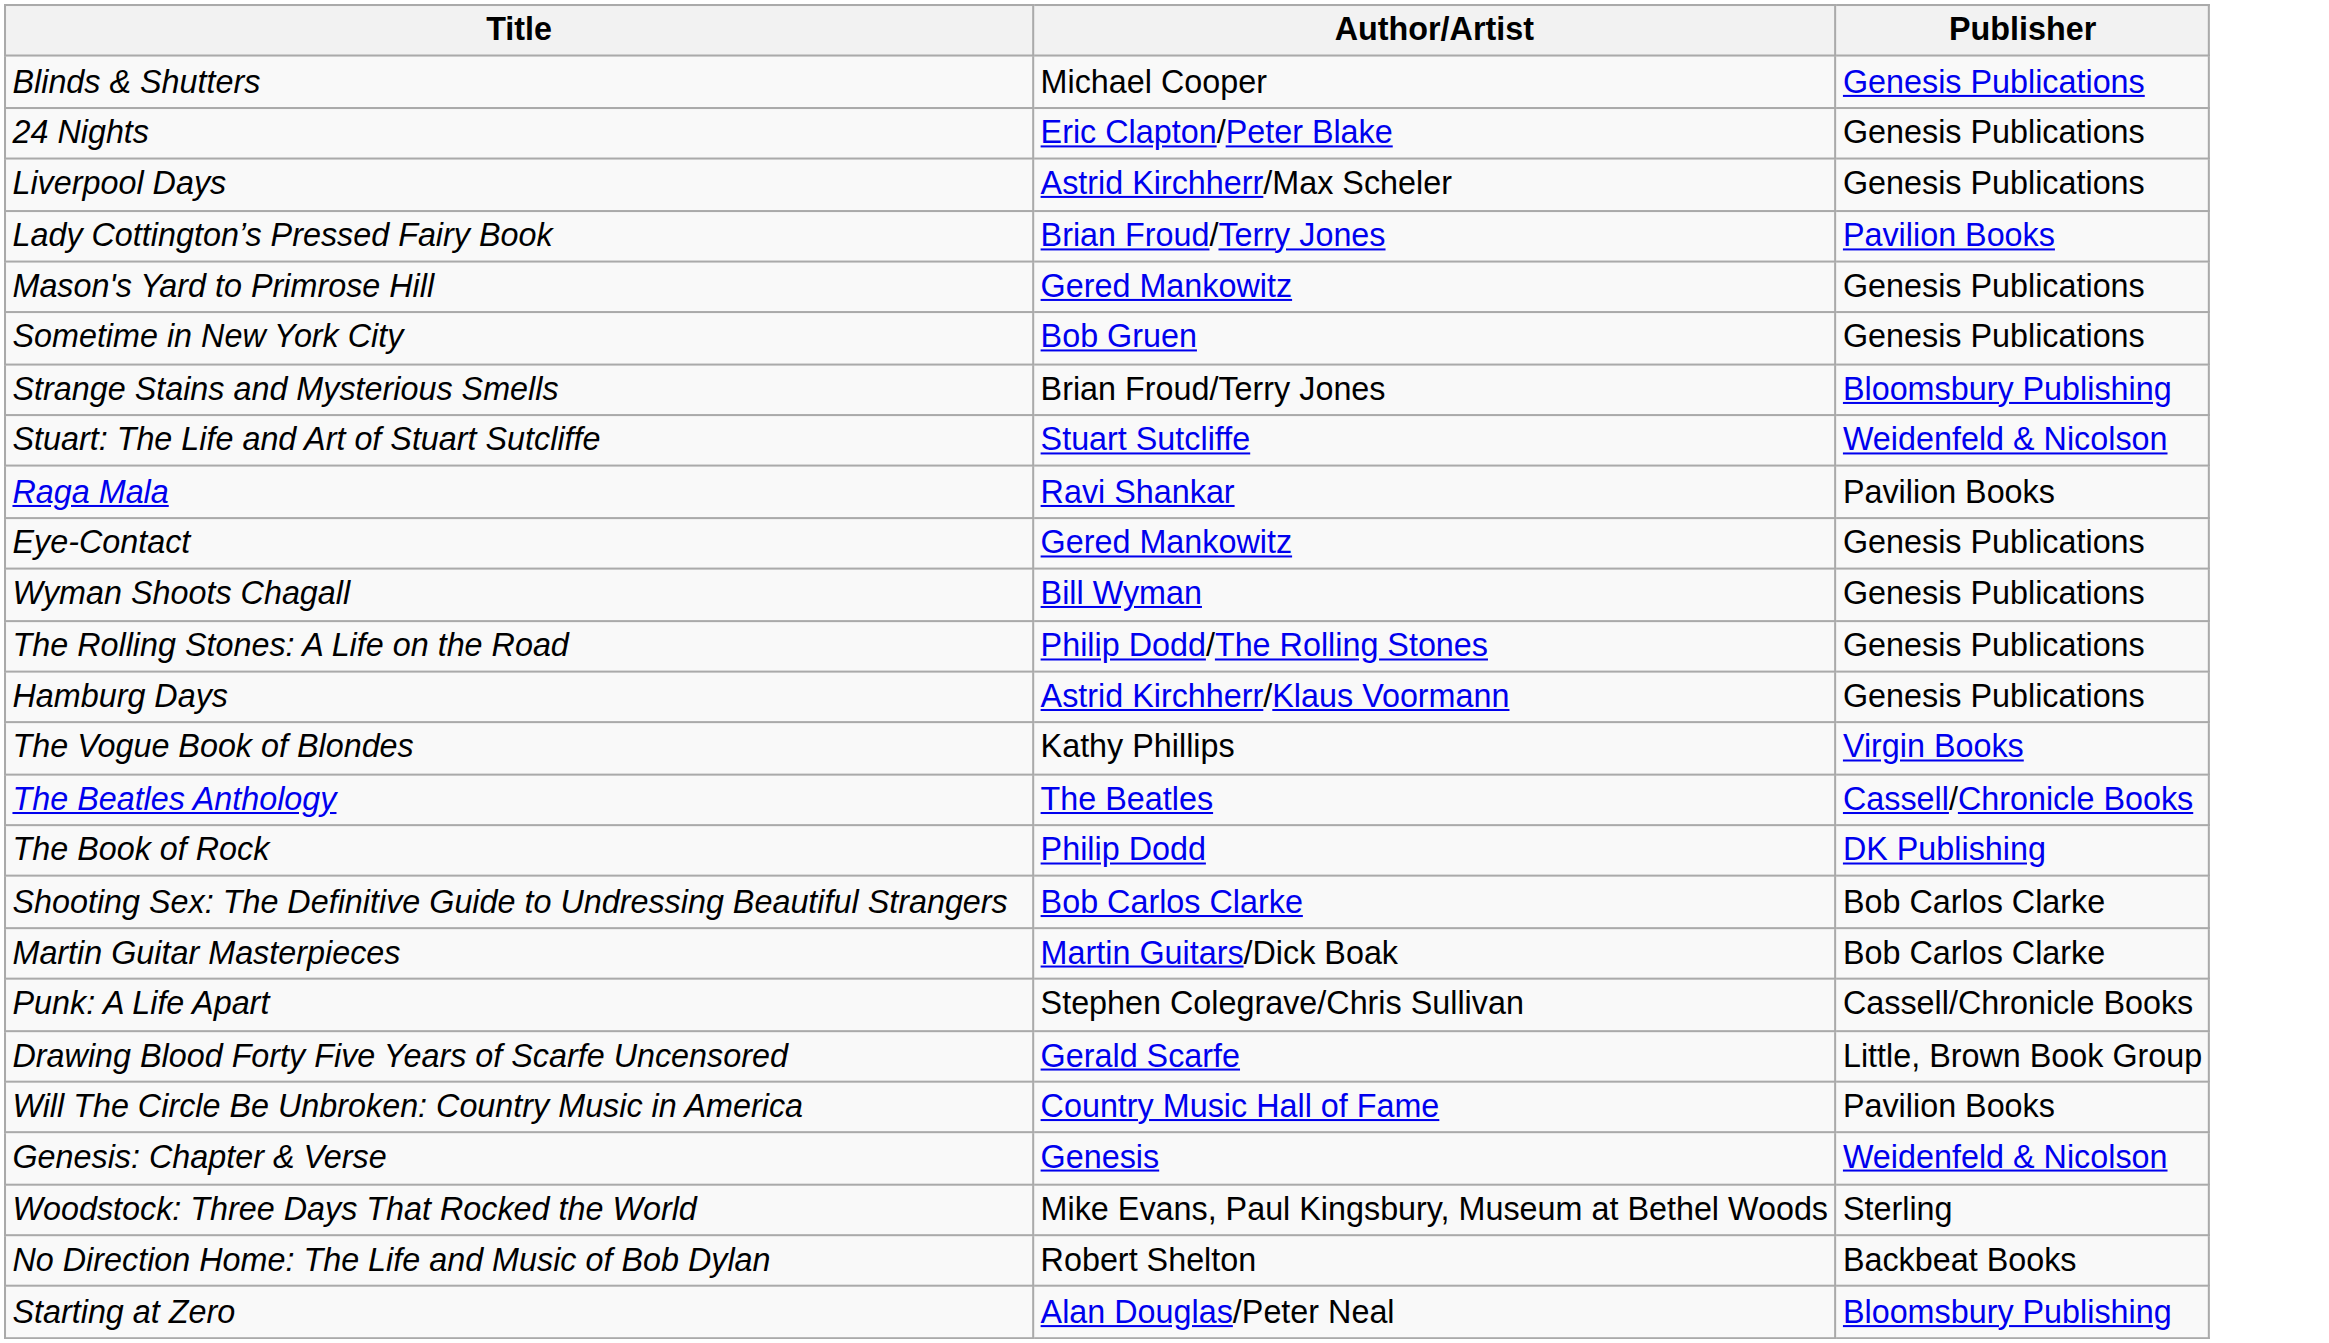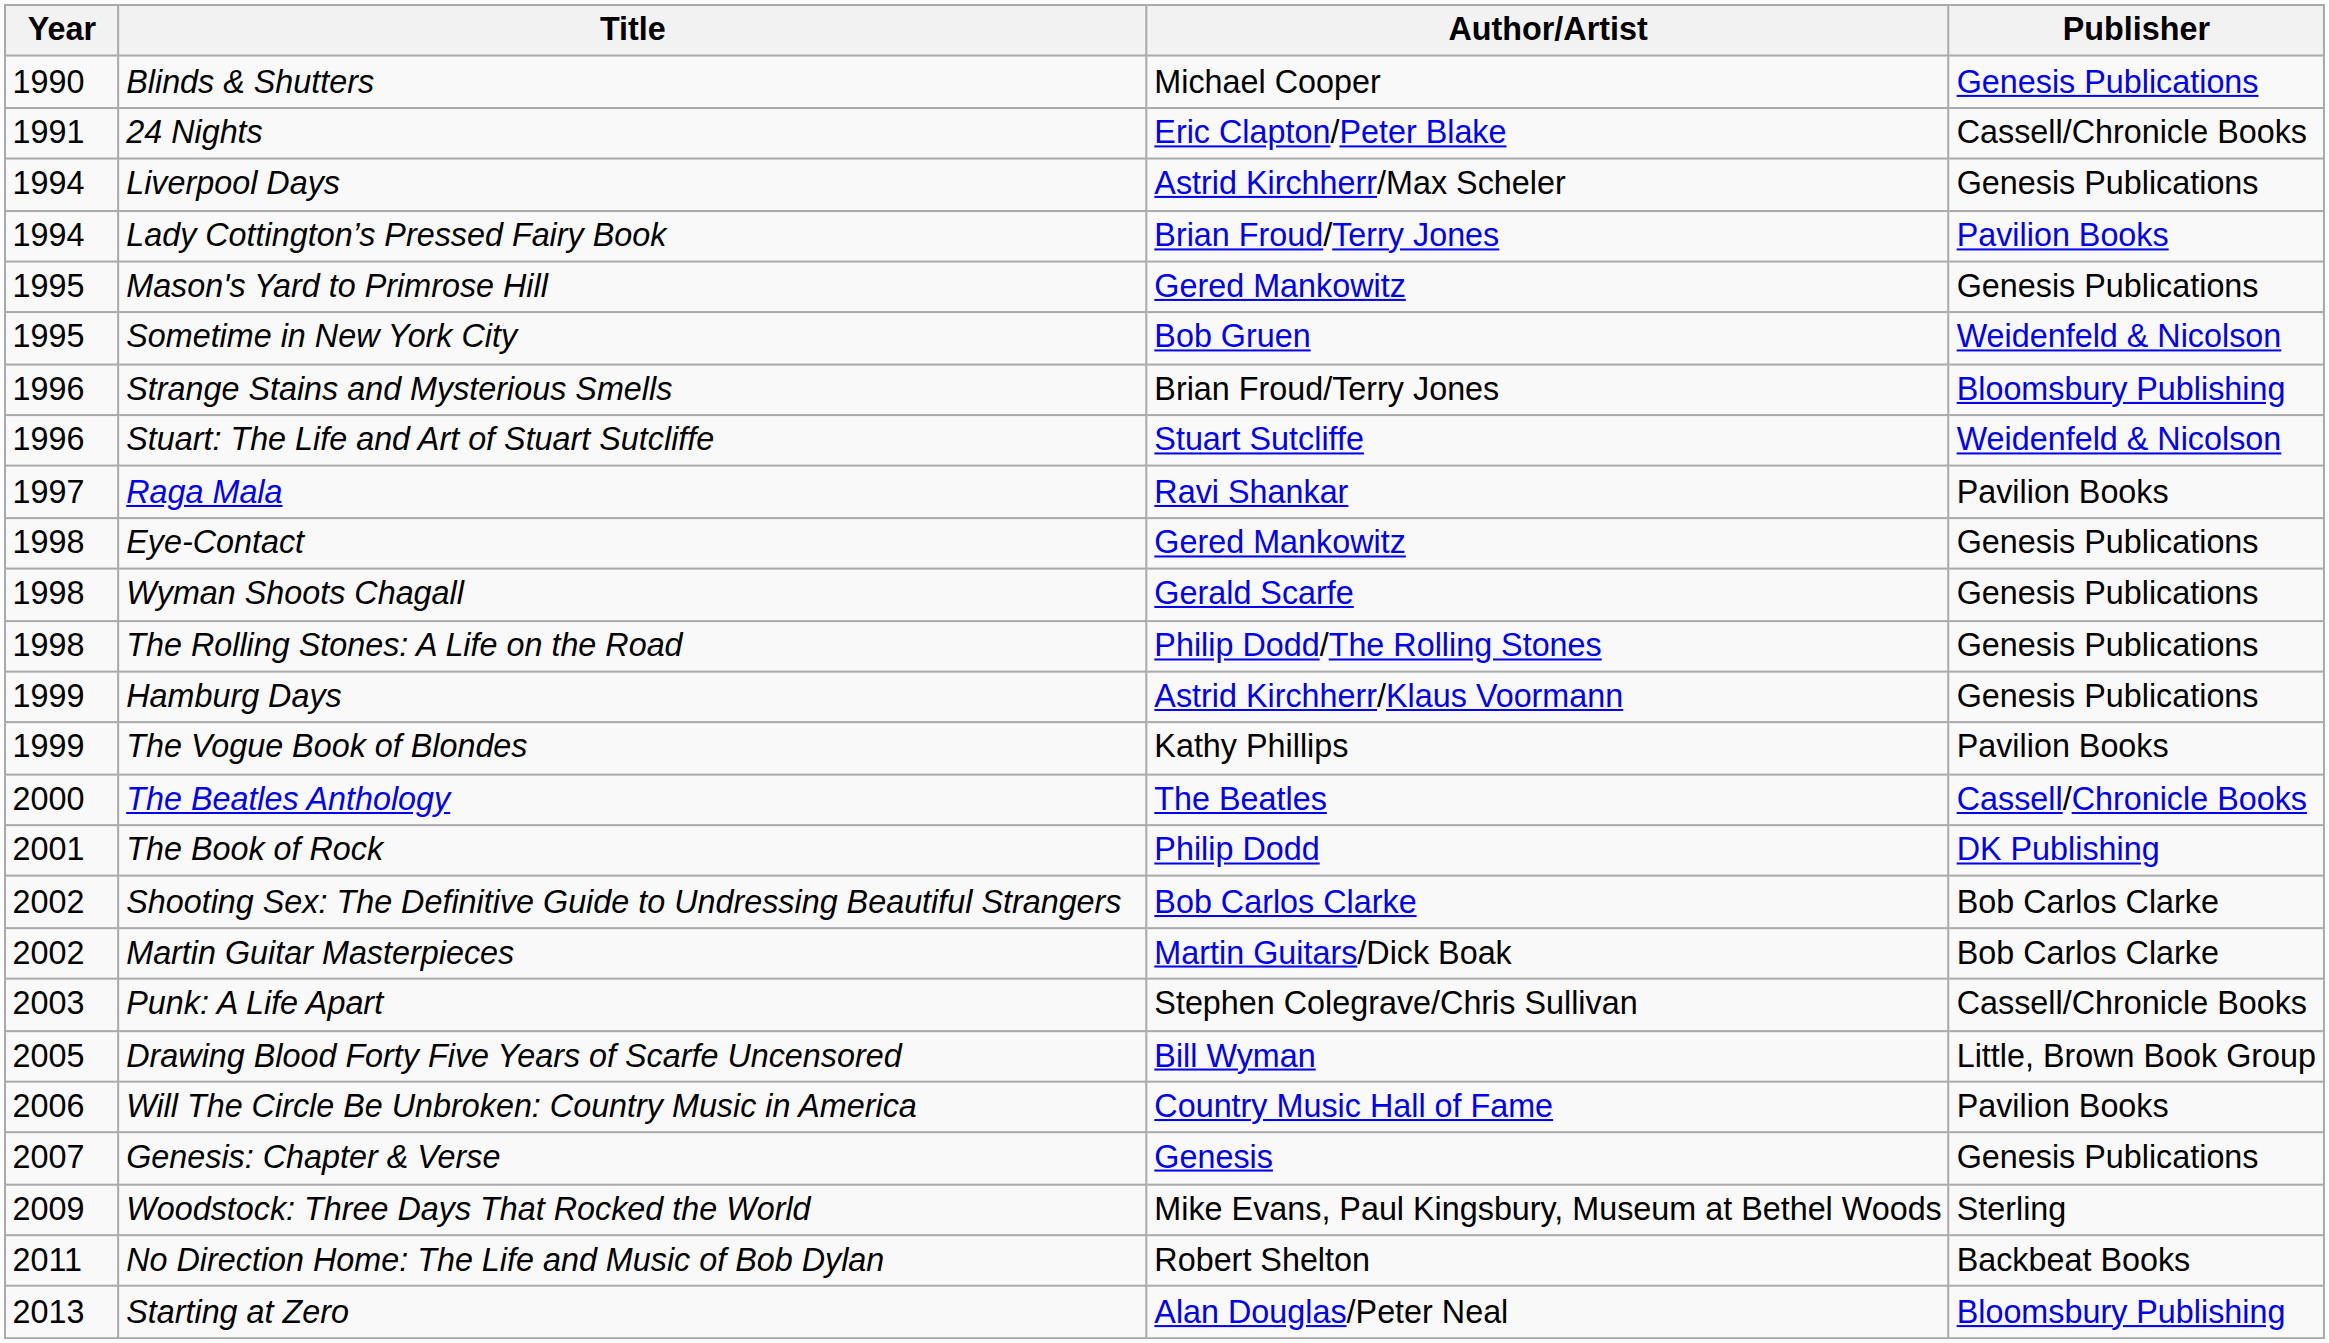+ column: (62, 30)
(1994, 132) Genesis Publications -> (2132, 132) Cassell/Chronicle Books
(1994, 337) Genesis Publications -> (2119, 337) Weidenfeld & Nicolson
(1121, 593) Bill Wyman -> (1254, 593) Gerald Scarfe
(1933, 747) Virgin Books -> (2063, 747) Pavilion Books
(1140, 1055) Gerald Scarfe -> (1235, 1055) Bill Wyman
(2005, 1157) Weidenfeld & Nicolson -> (2108, 1157) Genesis Publications
